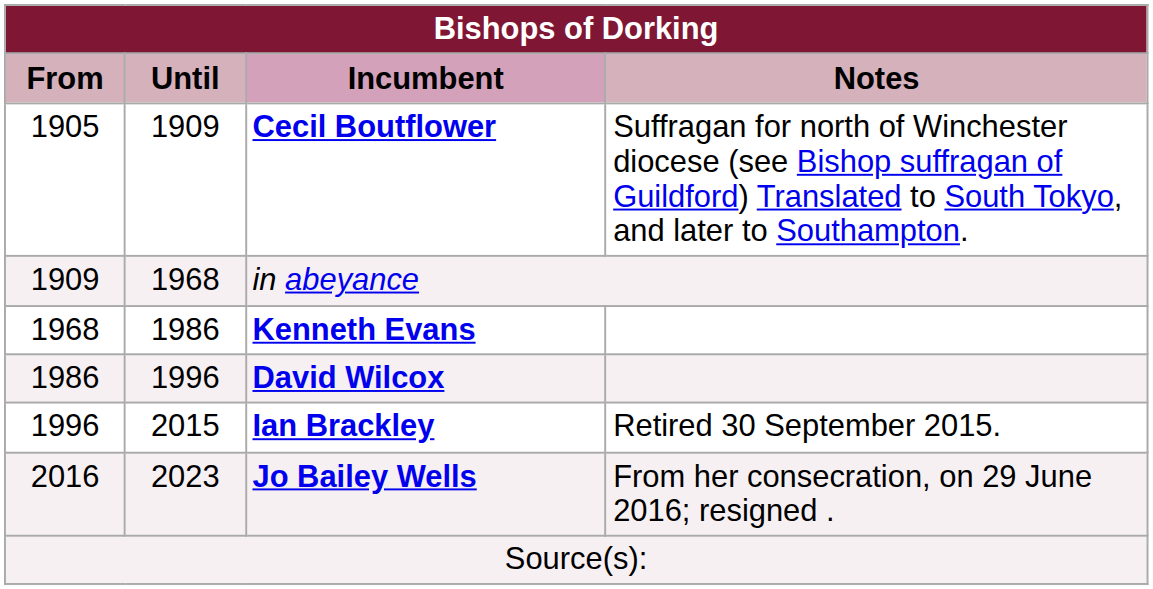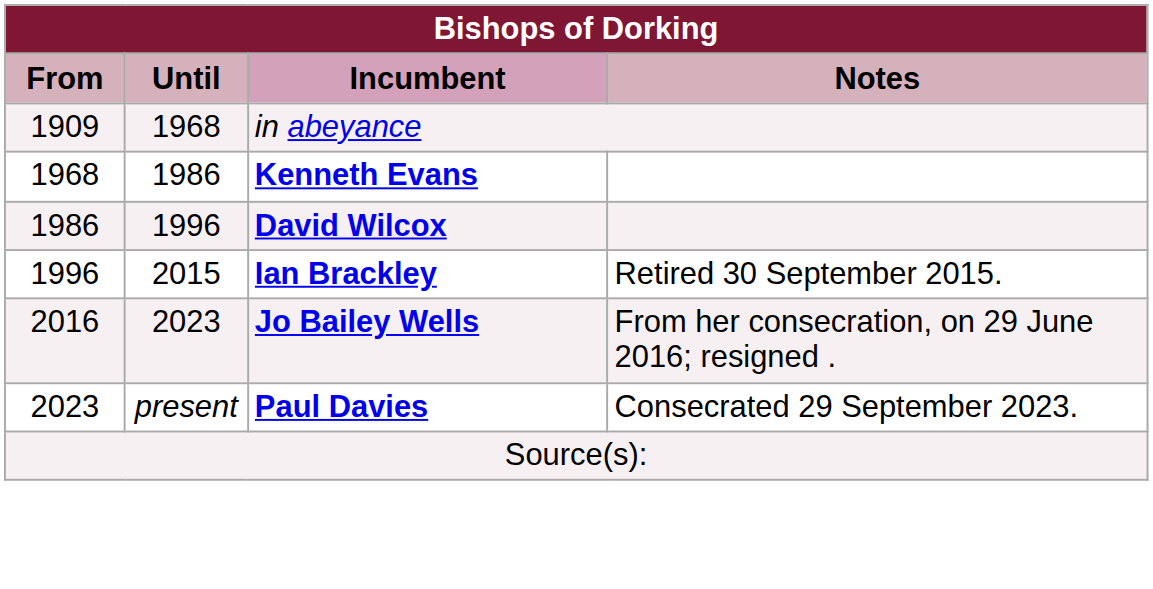- row: (374, 126)
+ row: (342, 406)
